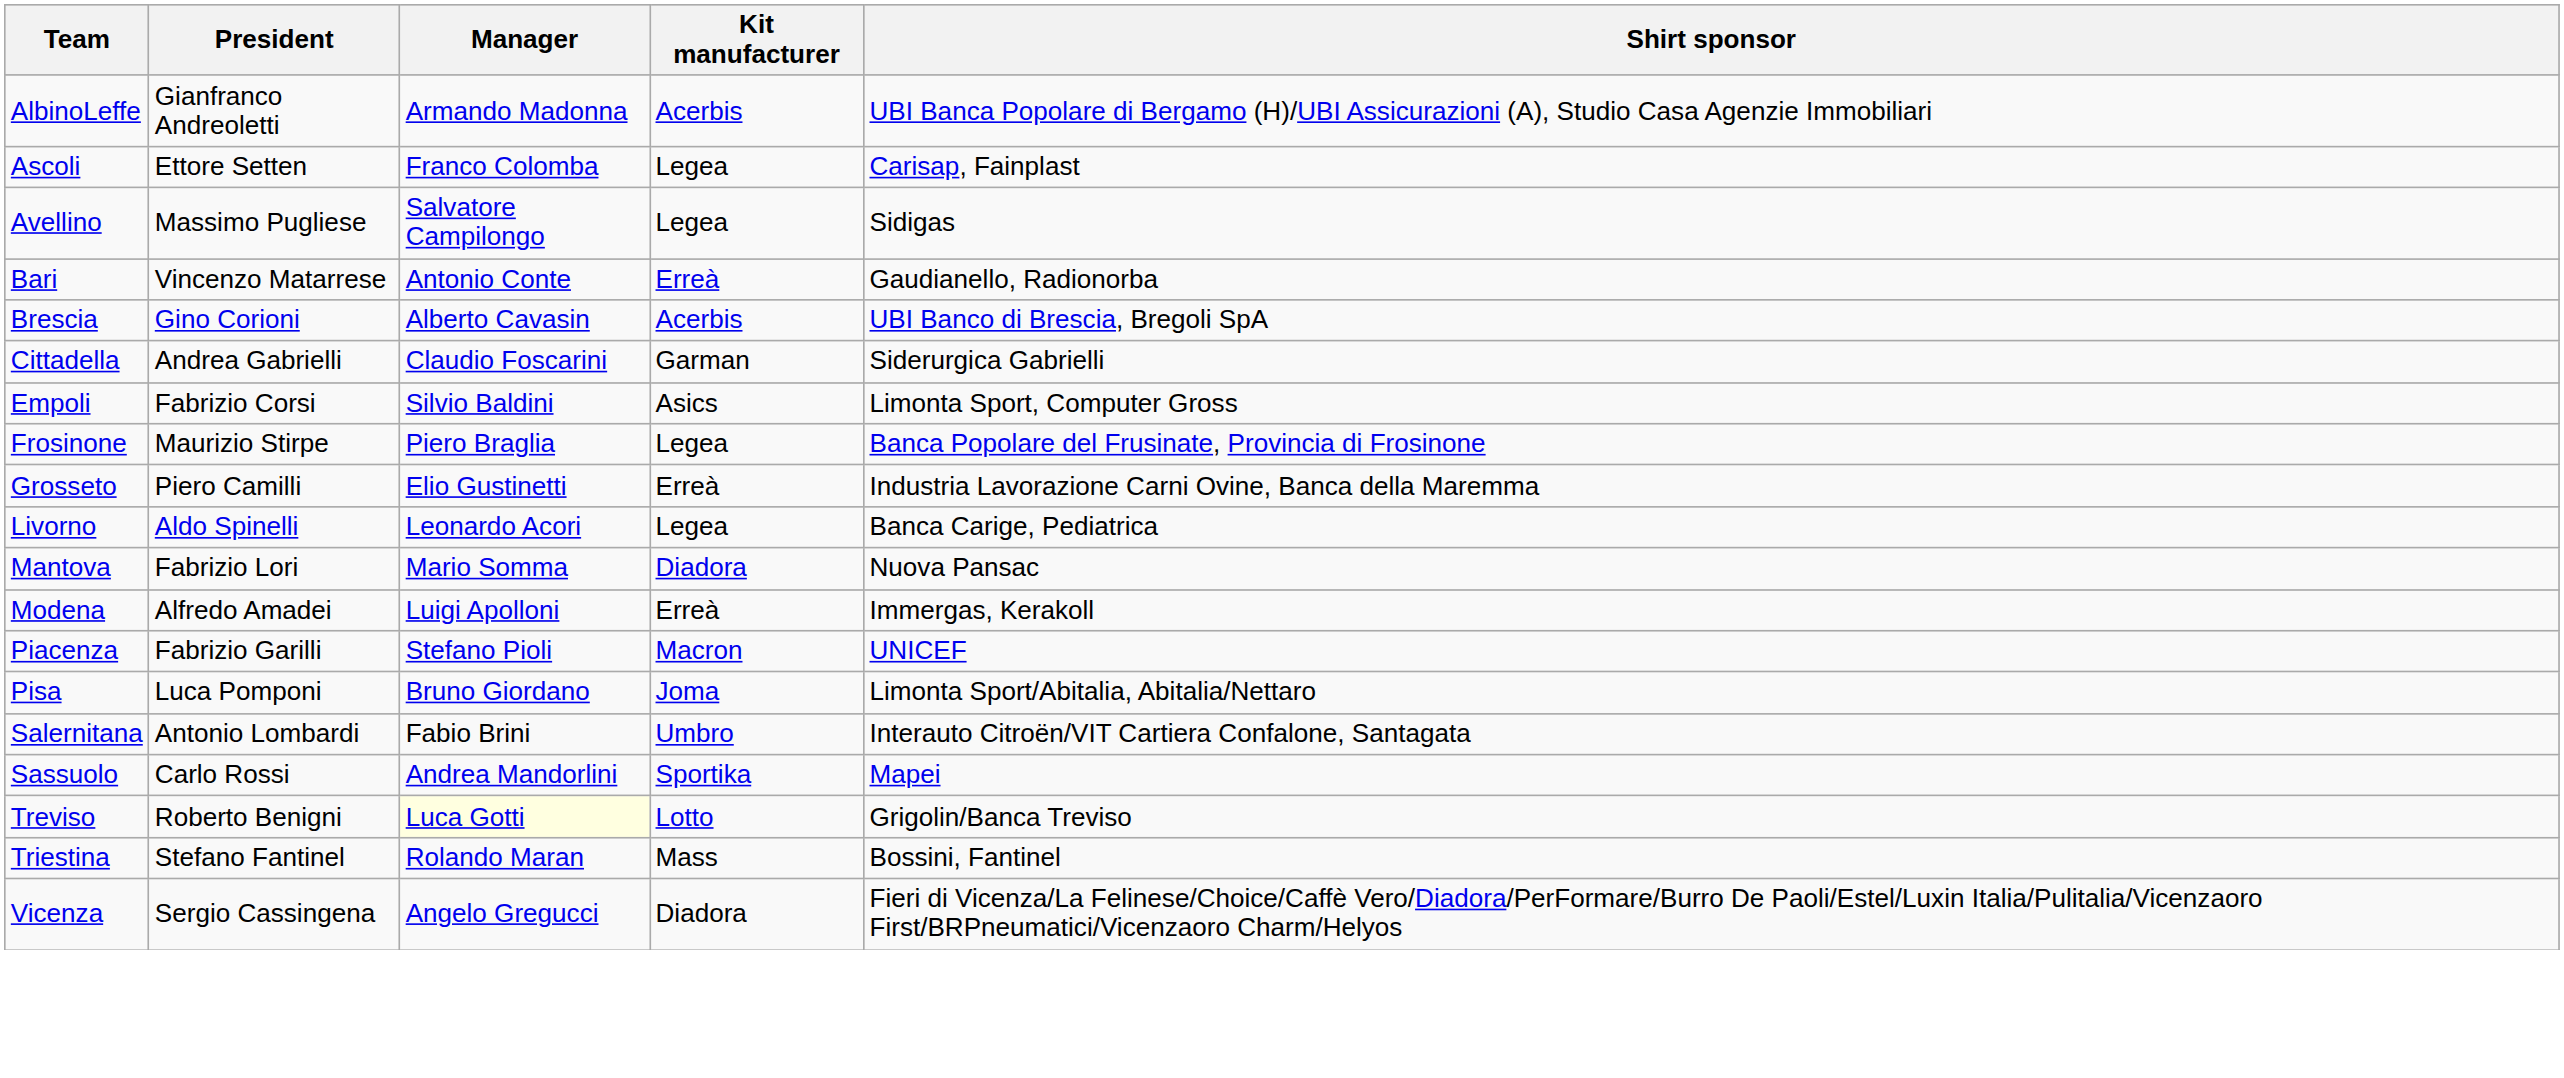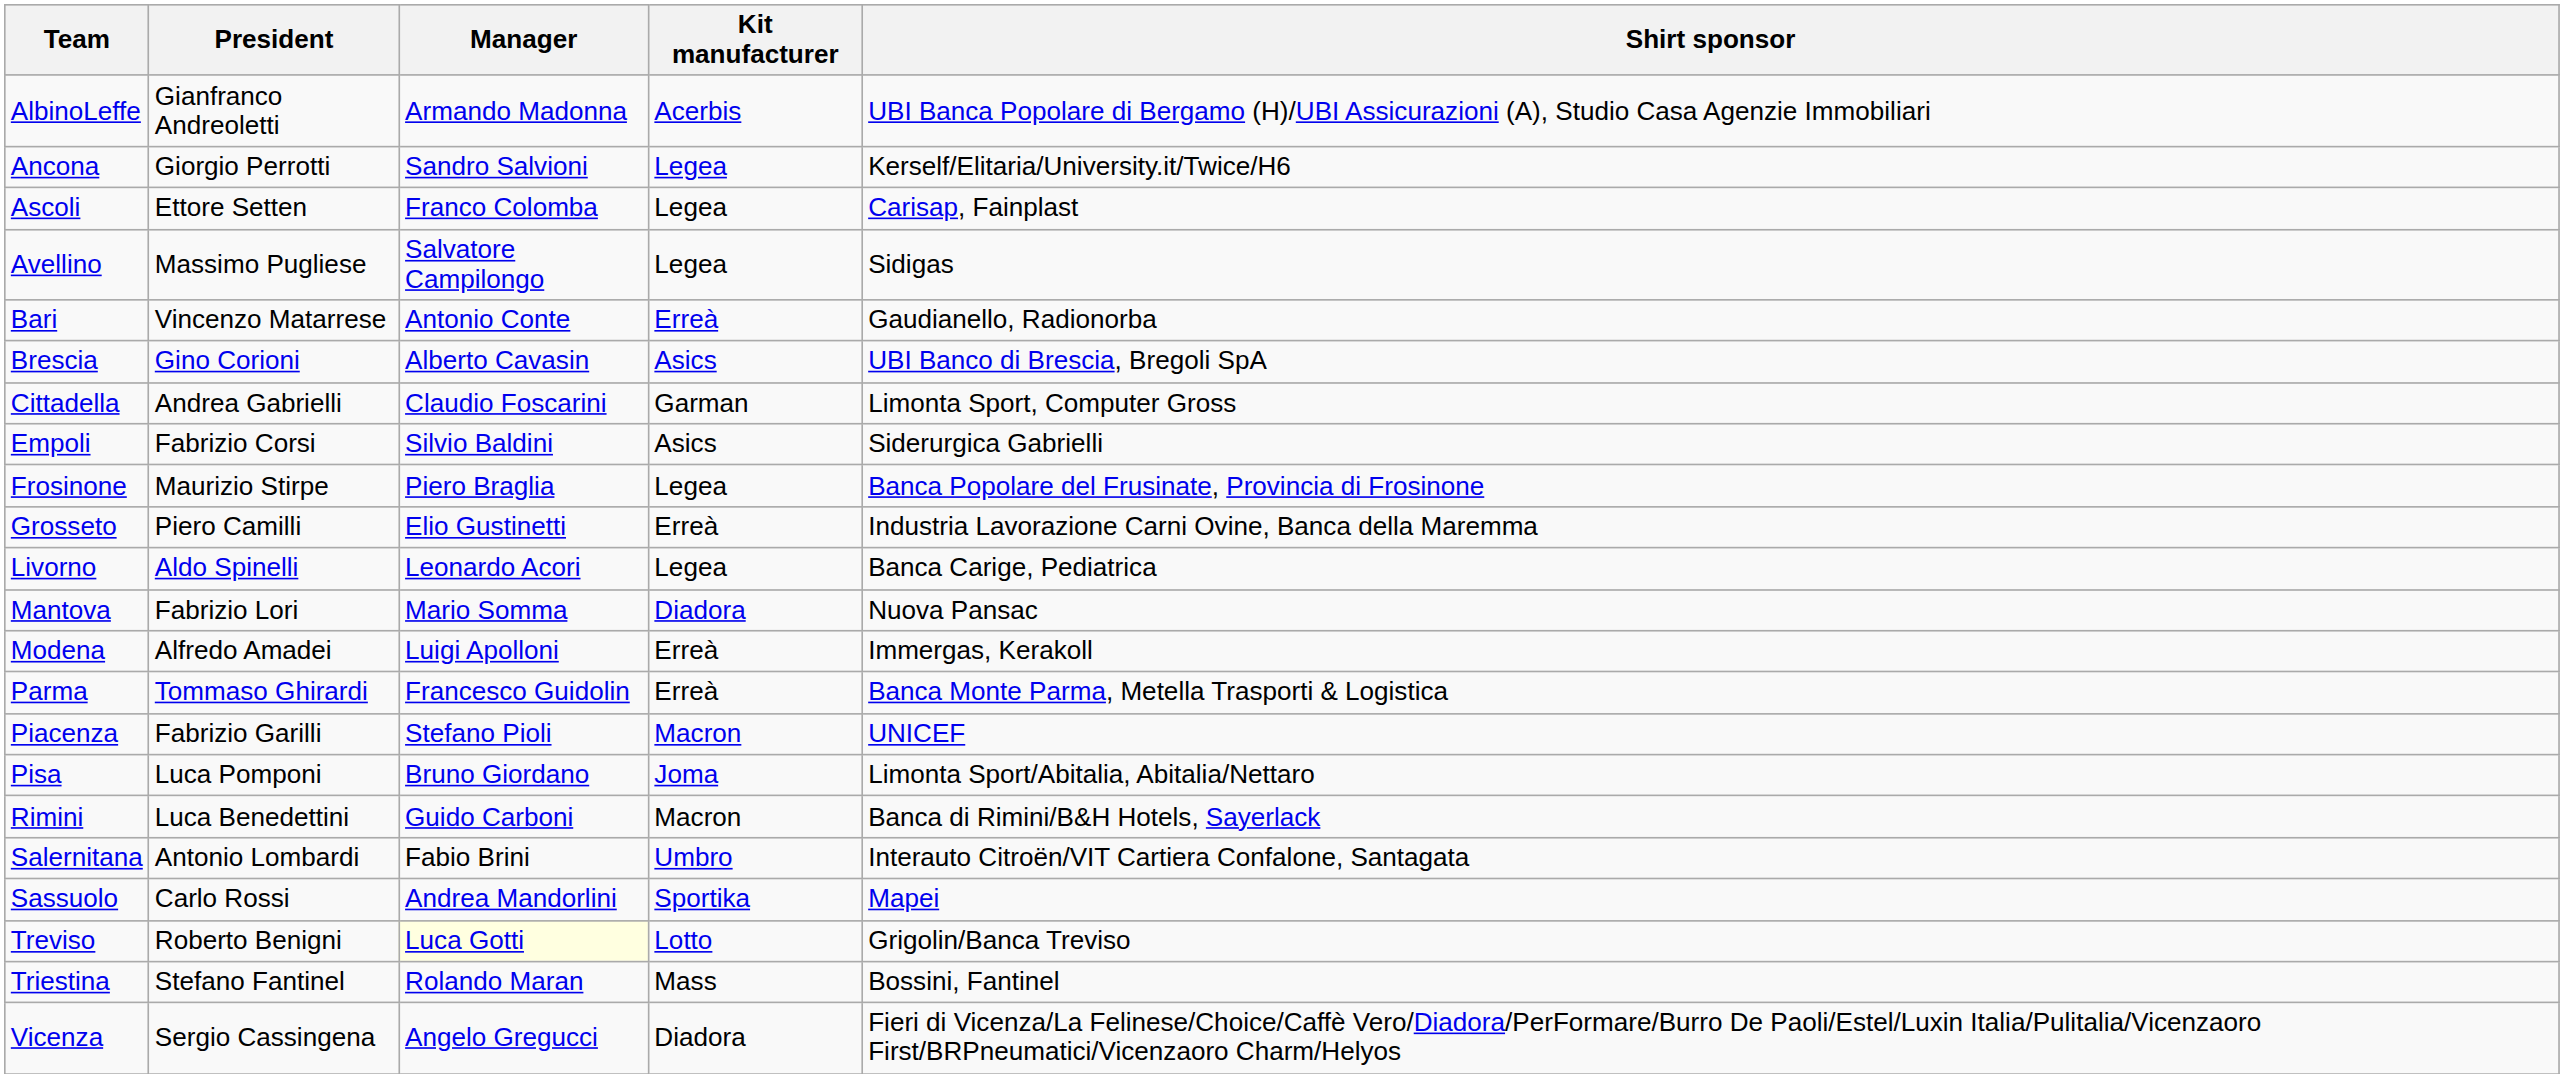+ row: (55, 166)
(699, 320) Acerbis -> (686, 361) Asics
(987, 361) Siderurgica Gabrielli -> (1052, 402) Limonta Sport, Computer Gross
(1054, 402) Limonta Sport, Computer Gross -> (986, 444) Siderurgica Gabrielli
+ row: (49, 692)
+ row: (47, 816)
